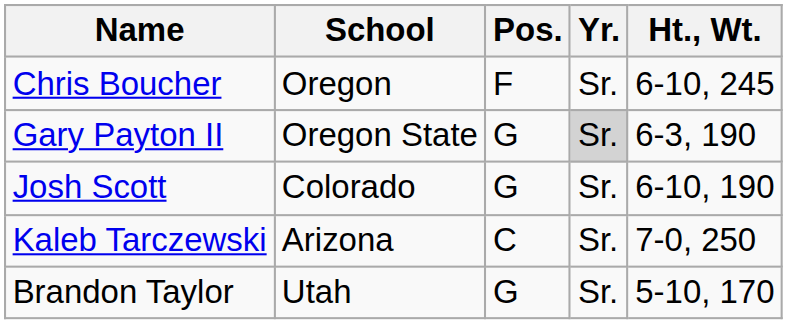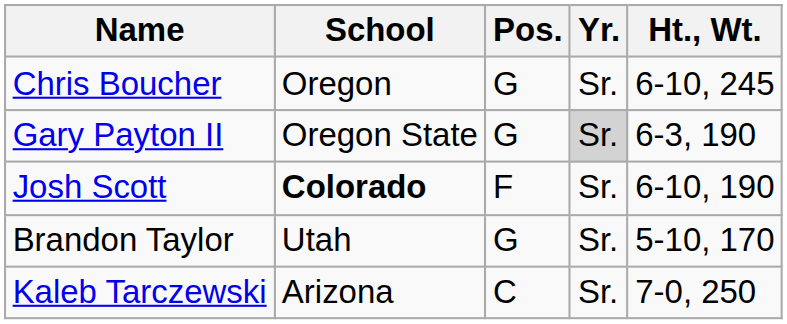(503, 82) F -> (506, 82) G
(349, 187) normal -> (354, 187) bold
(506, 187) G -> (503, 187) F
rows swapped: (123, 291) <-> (140, 239)
